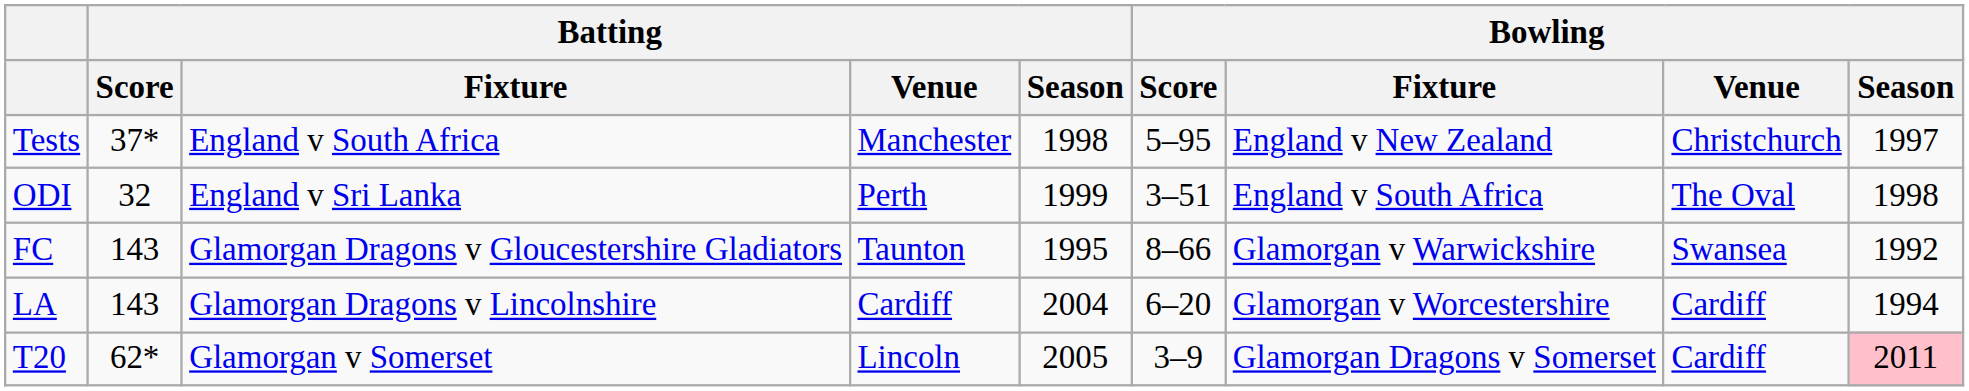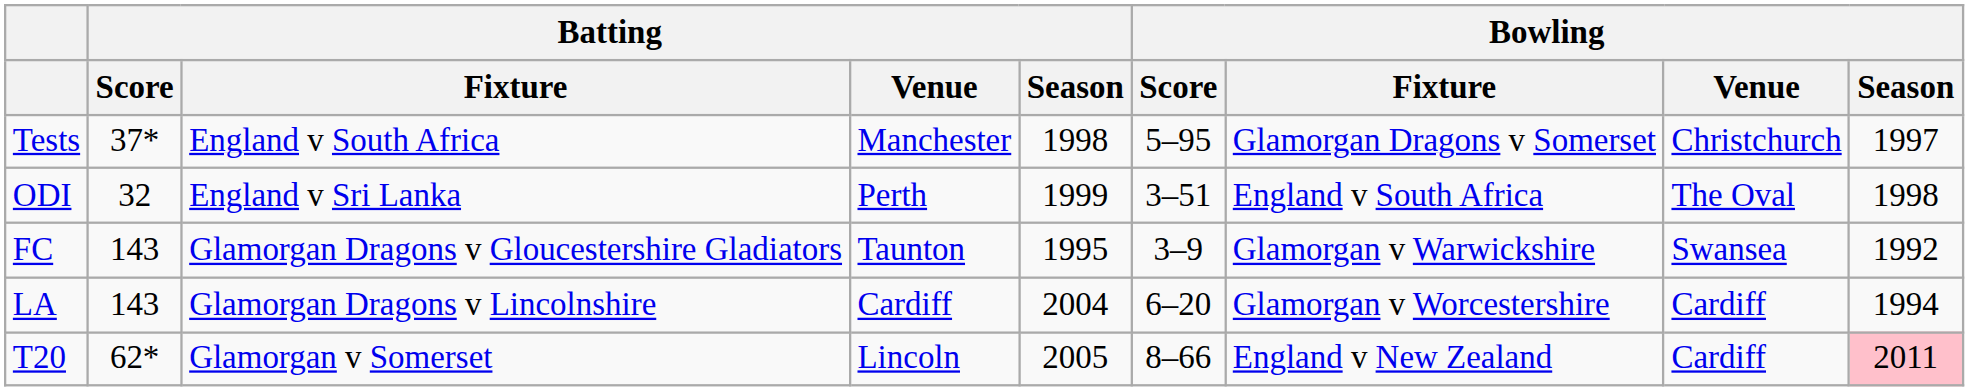(1393, 140) England v New Zealand -> (1444, 140) Glamorgan Dragons v Somerset
(1178, 249) 8–66 -> (1178, 249) 3–9
(1178, 358) 3–9 -> (1178, 358) 8–66
(1444, 358) Glamorgan Dragons v Somerset -> (1393, 358) England v New Zealand
